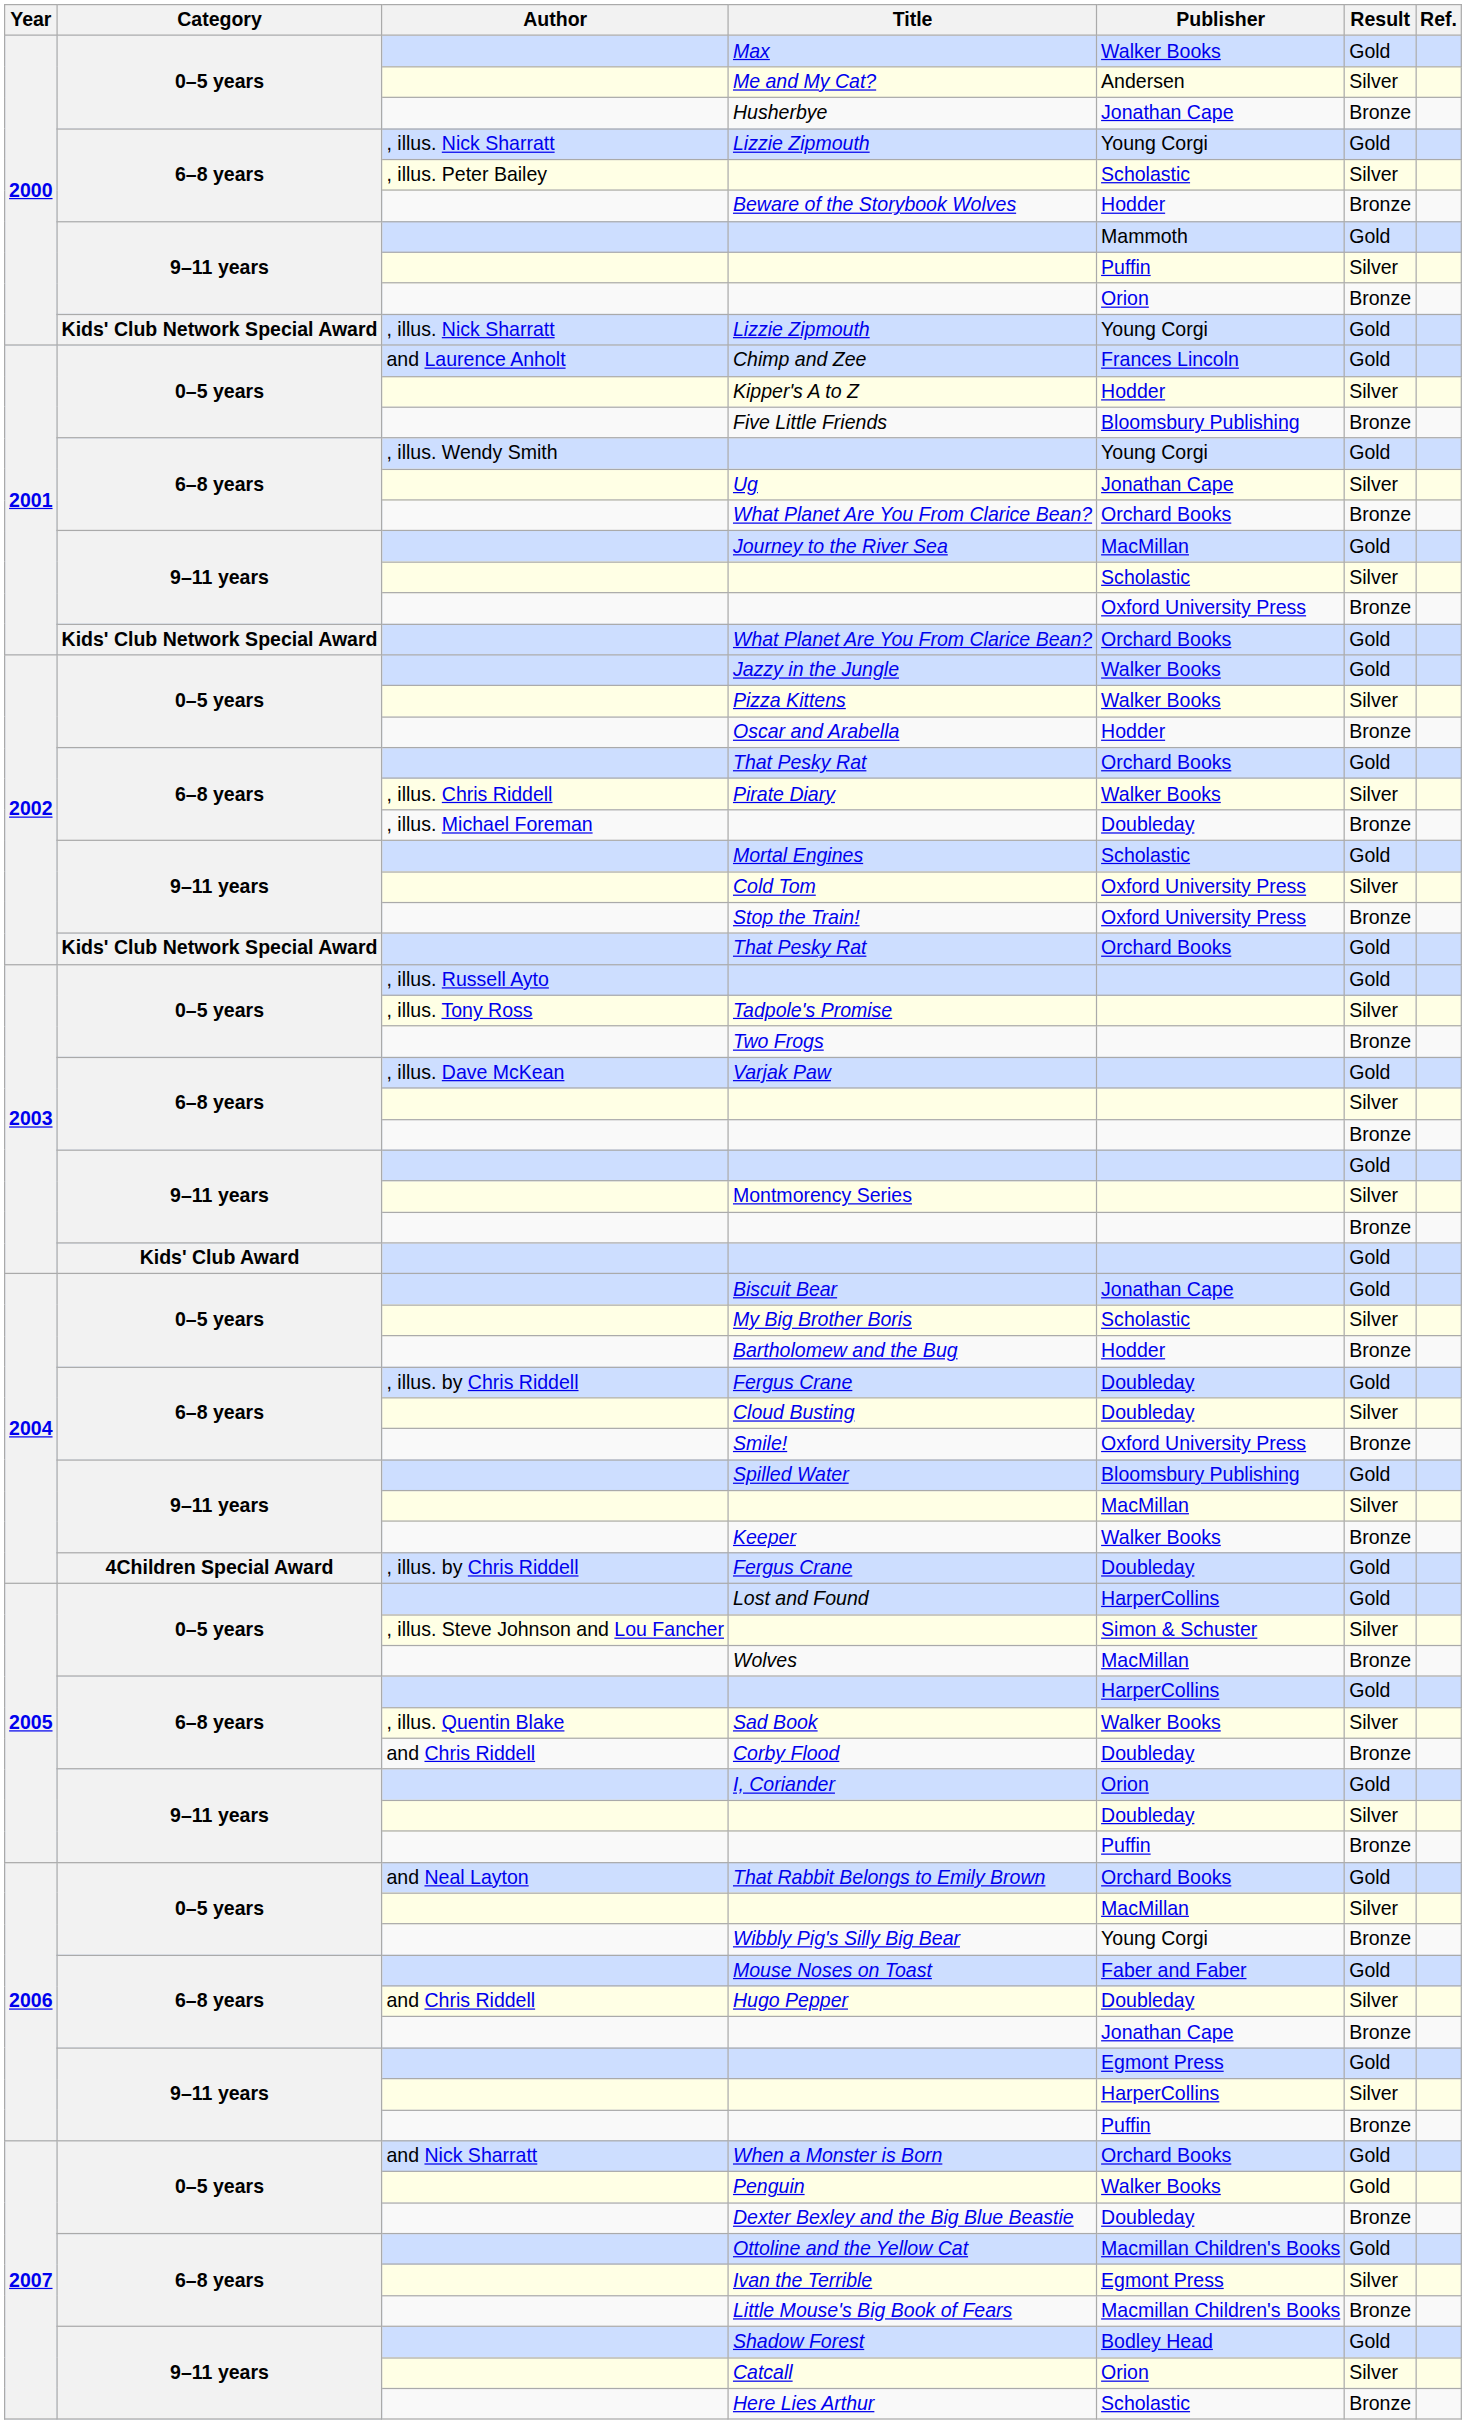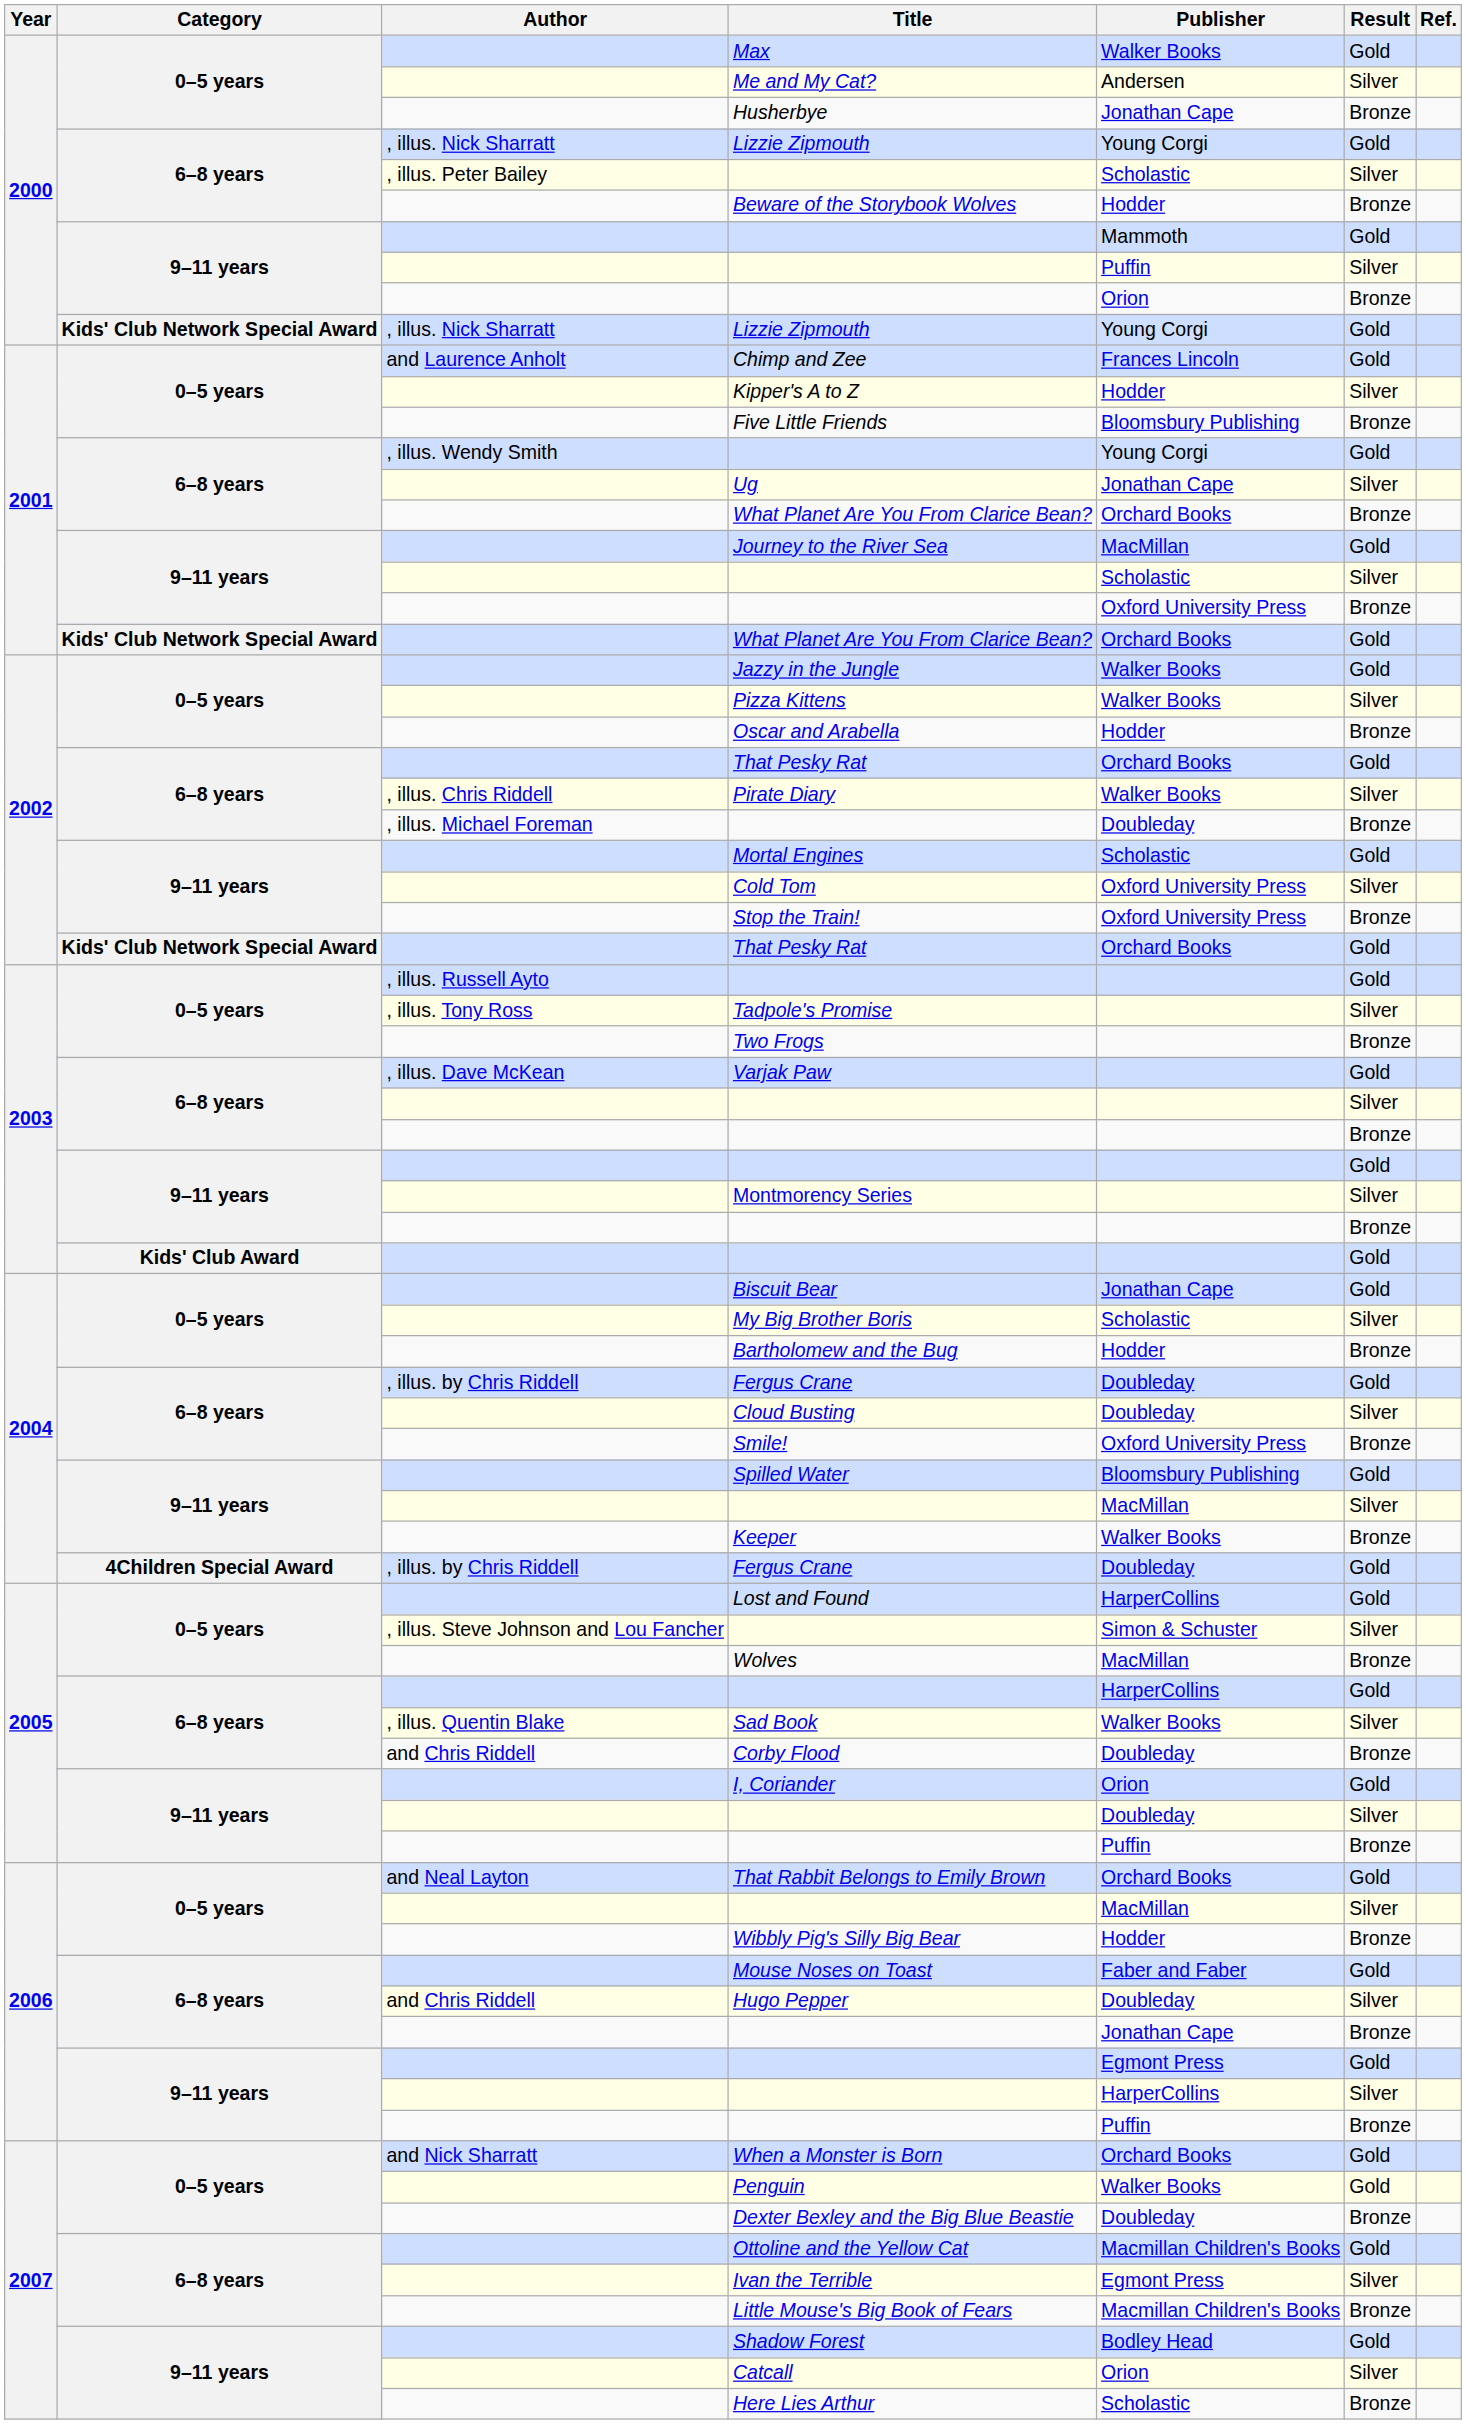(1154, 1939) Young Corgi -> (1133, 1939) Hodder
